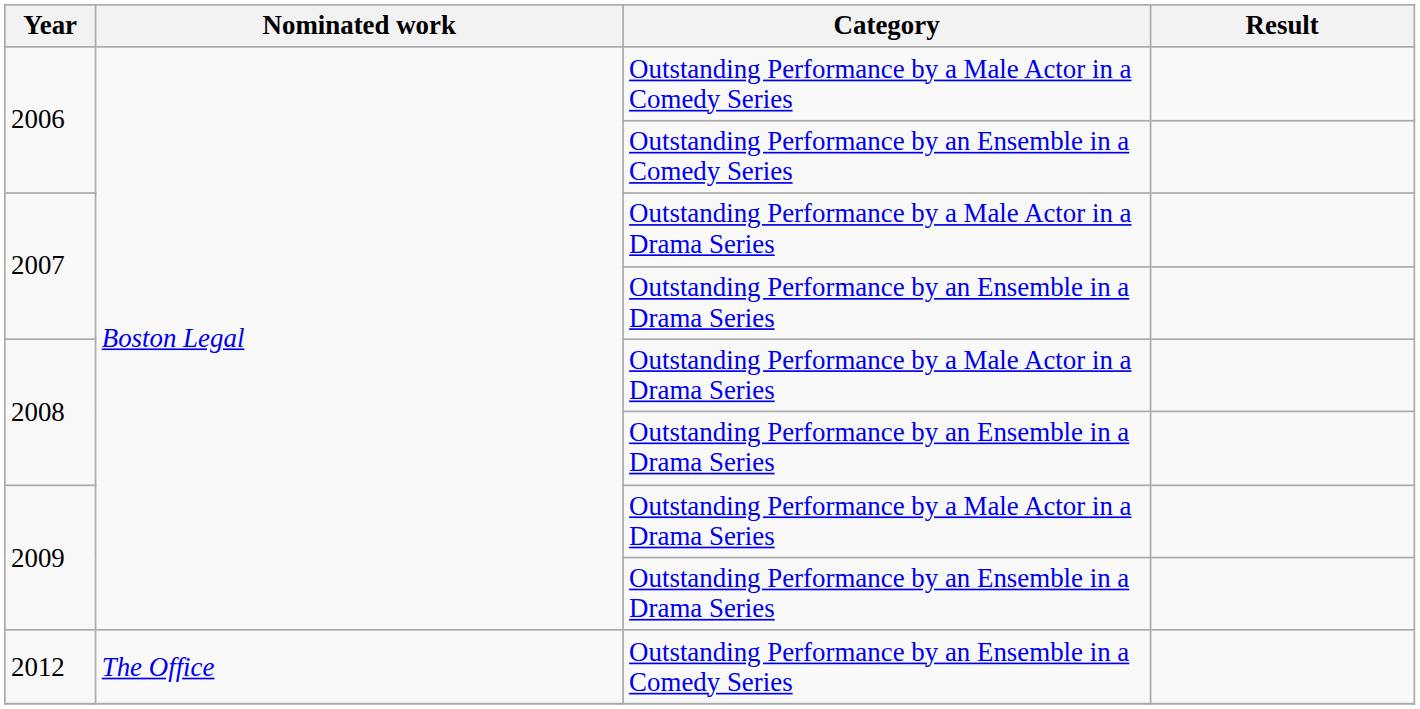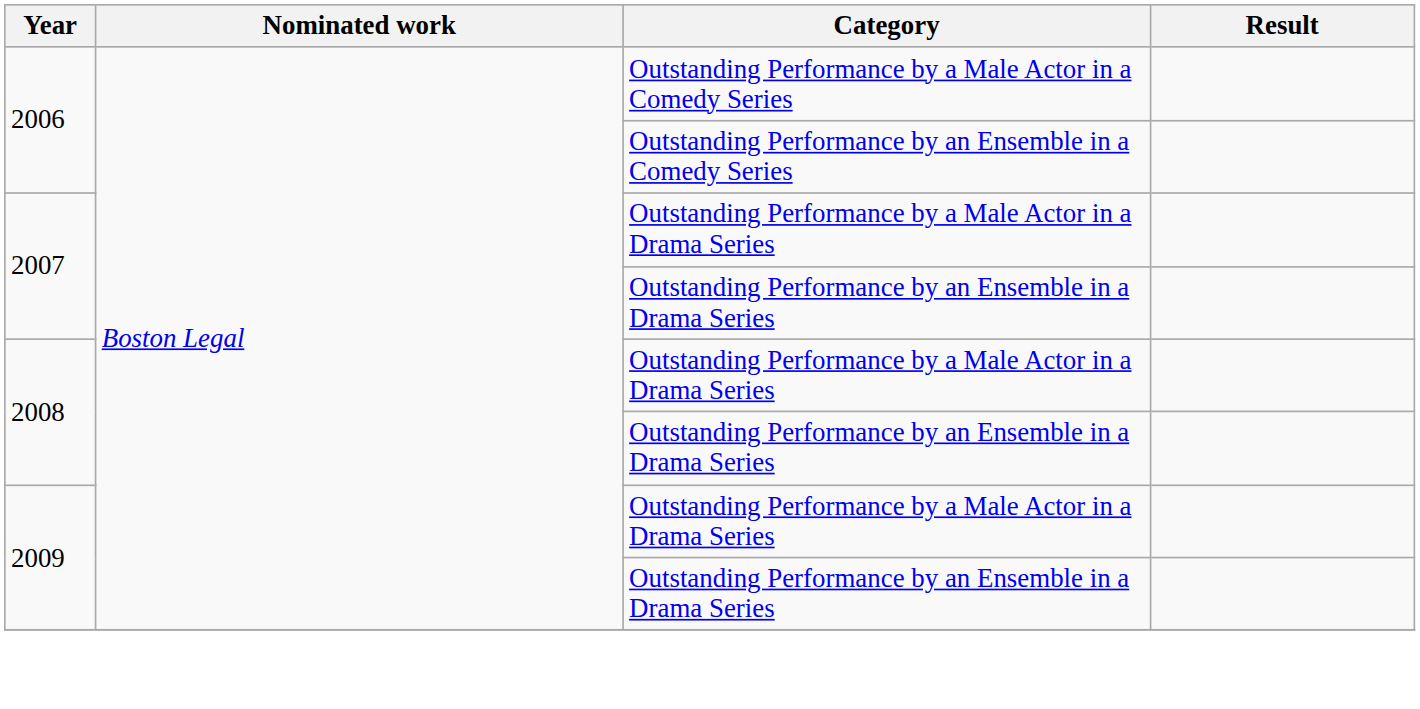- row: (38, 666)
